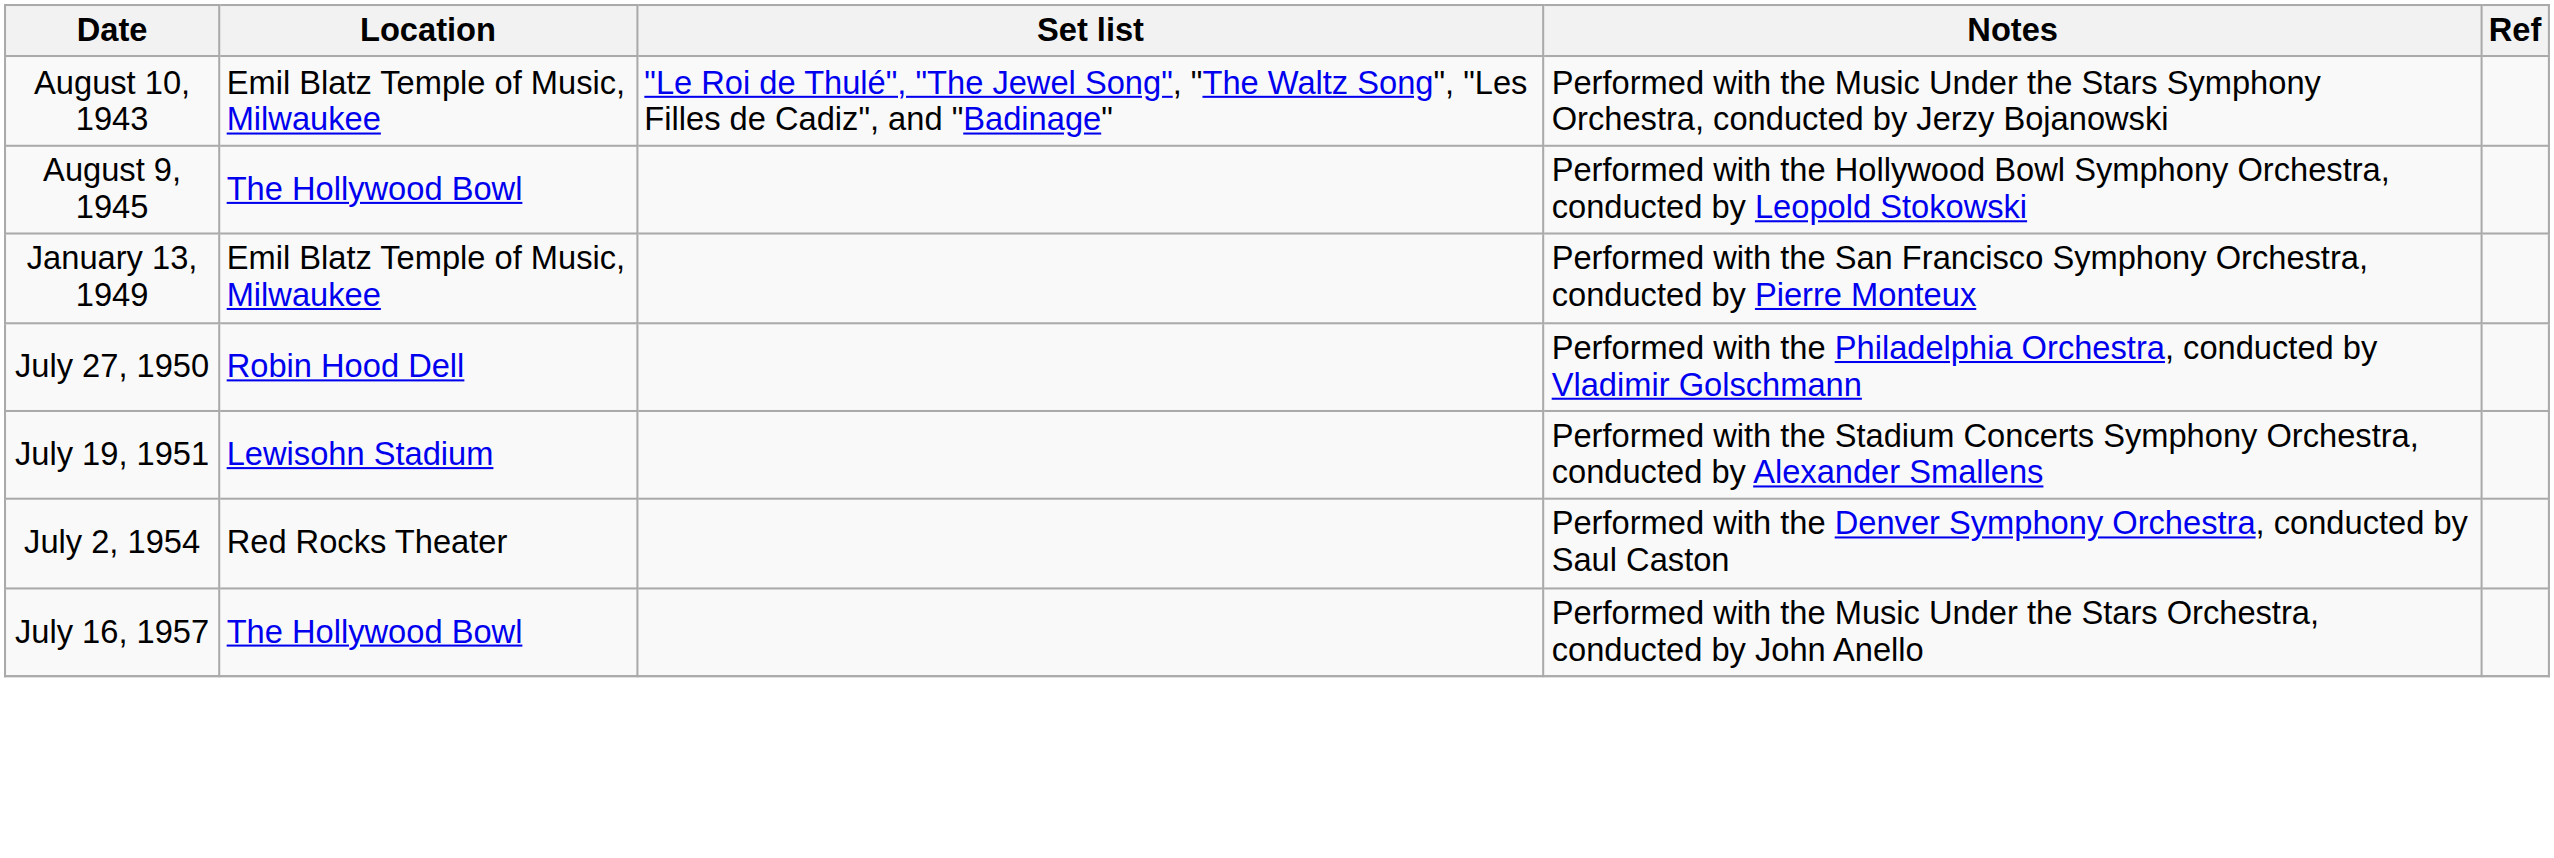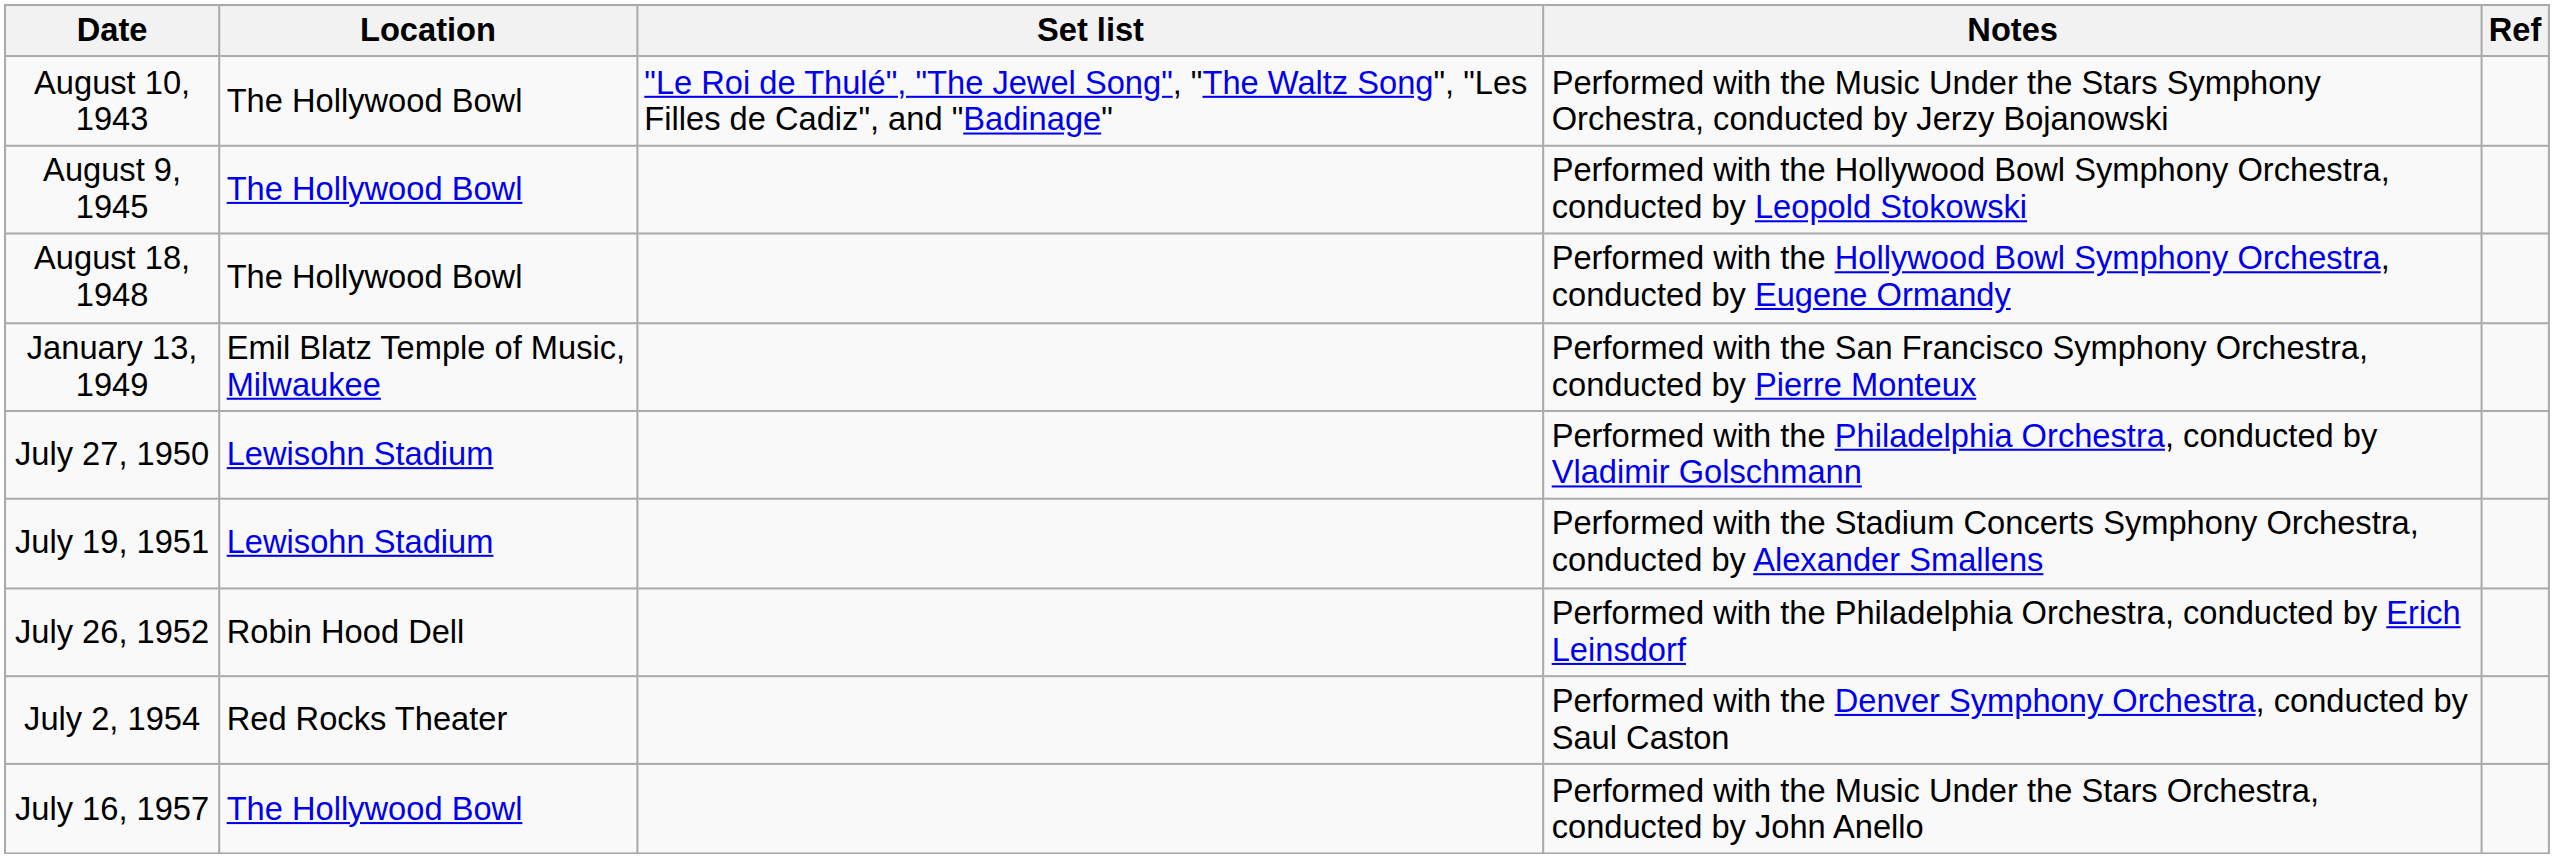(426, 100) Emil Blatz Temple of Music, Milwaukee -> (375, 100) The Hollywood Bowl
+ row: (112, 277)
(346, 365) Robin Hood Dell -> (360, 454) Lewisohn Stadium
+ row: (112, 631)
